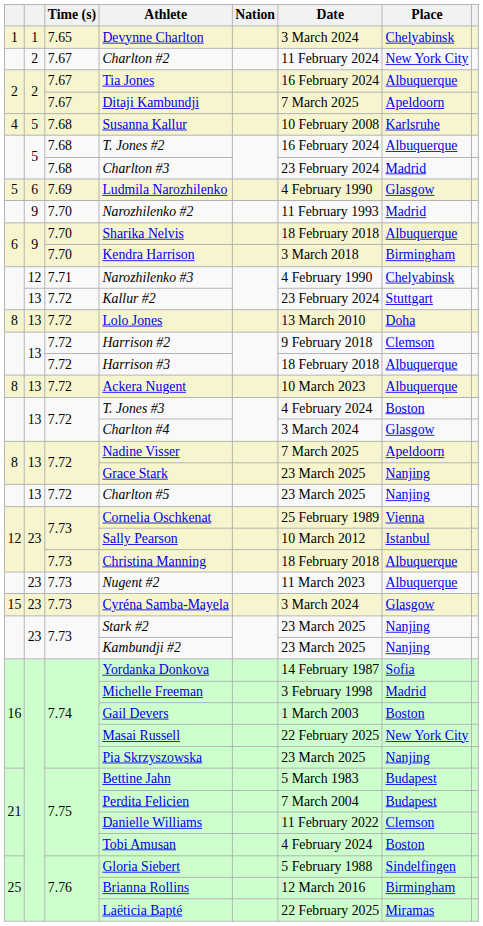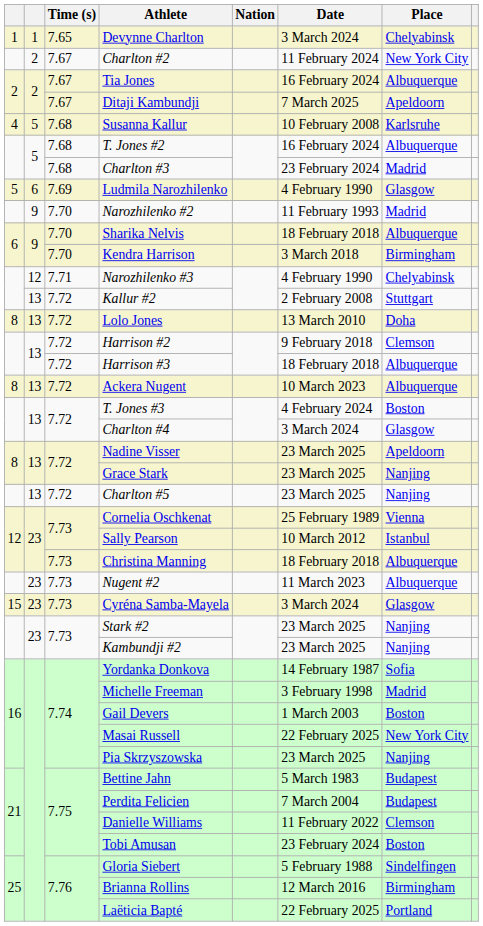(330, 299) 23 February 2024 -> (327, 299) 2 February 2008
(320, 451) 7 March 2025 -> (323, 451) 23 March 2025
(327, 844) 4 February 2024 -> (330, 844) 23 February 2024
(410, 910) Miramas -> (409, 910) Portland
